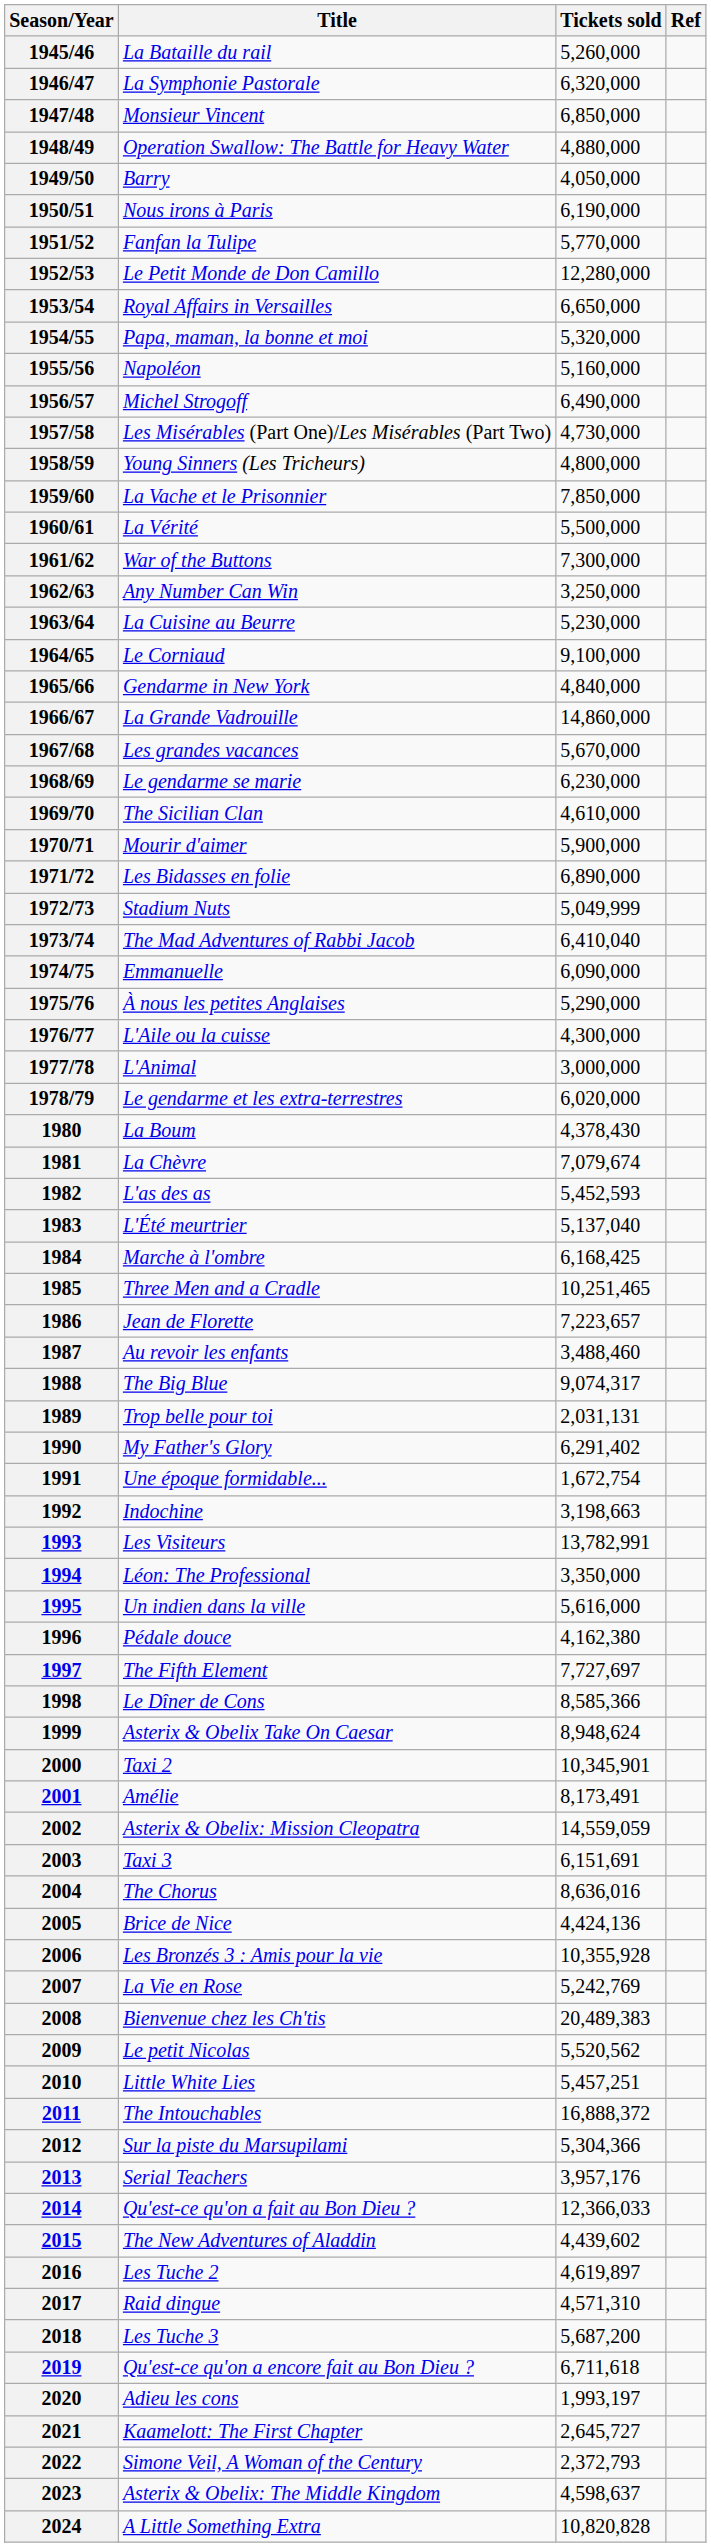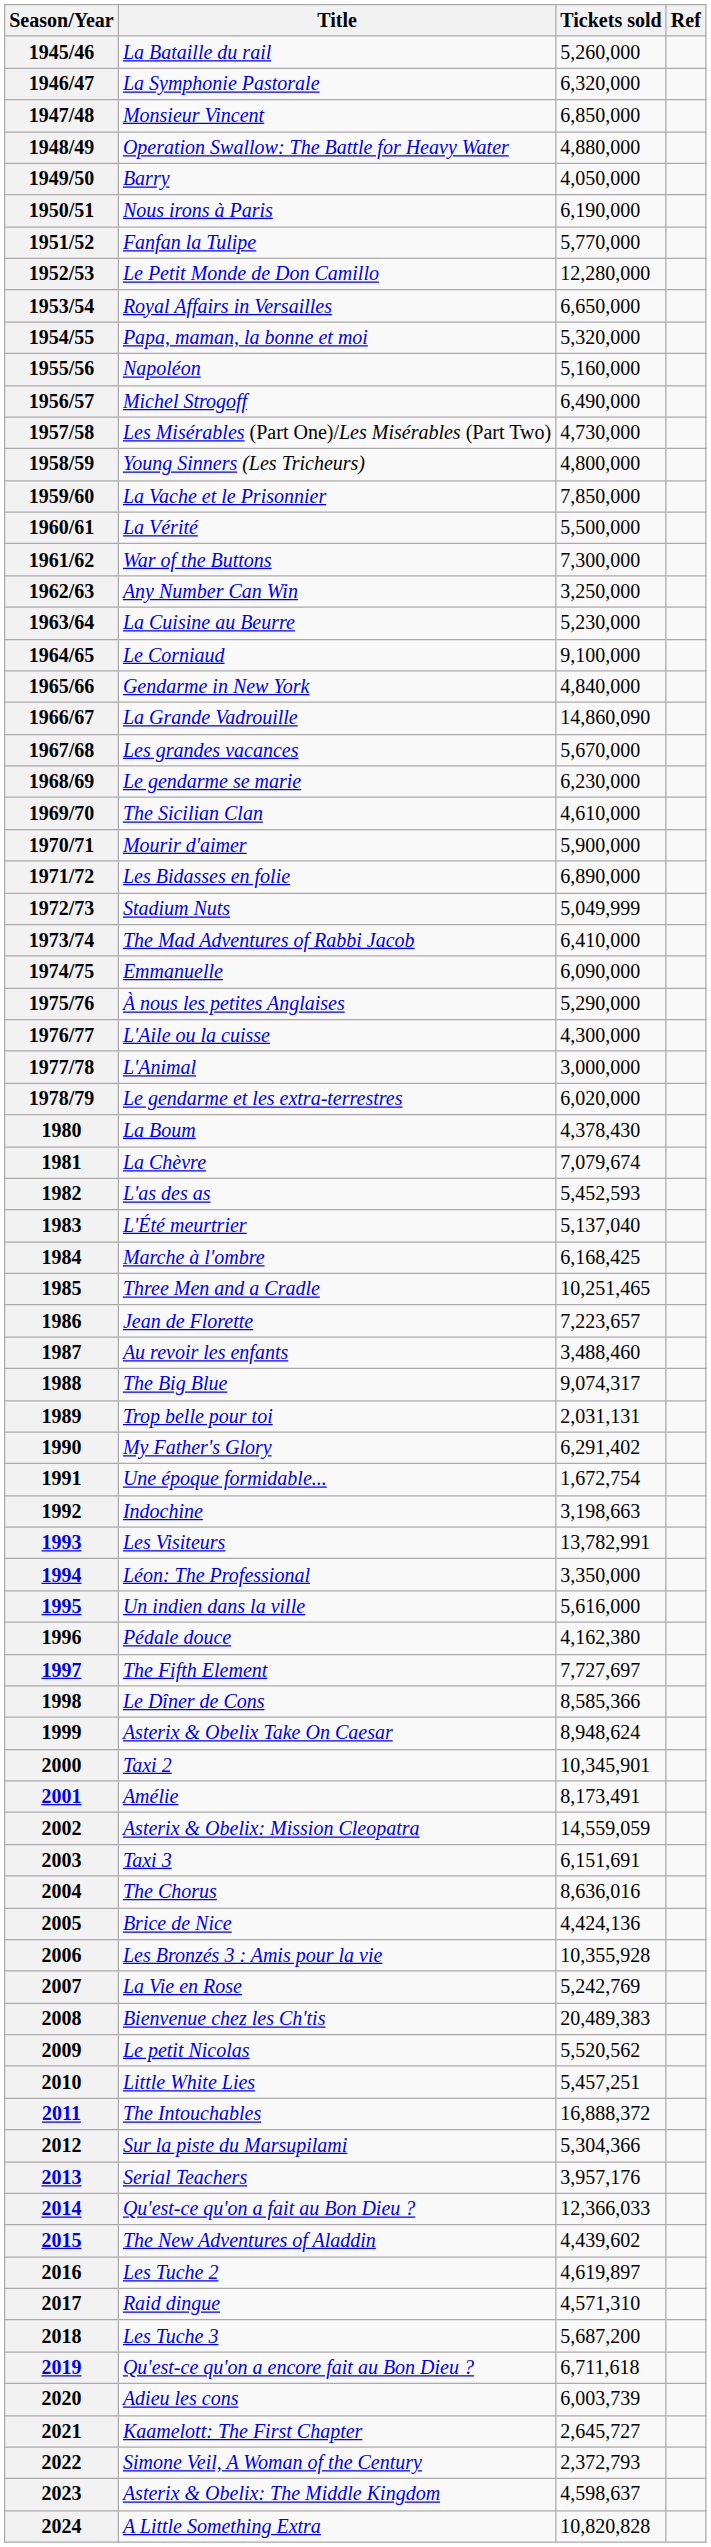(605, 718) 14,860,000 -> (605, 718) 14,860,090
(600, 940) 6,410,040 -> (600, 940) 6,410,000
(600, 2399) 1,993,197 -> (600, 2399) 6,003,739
